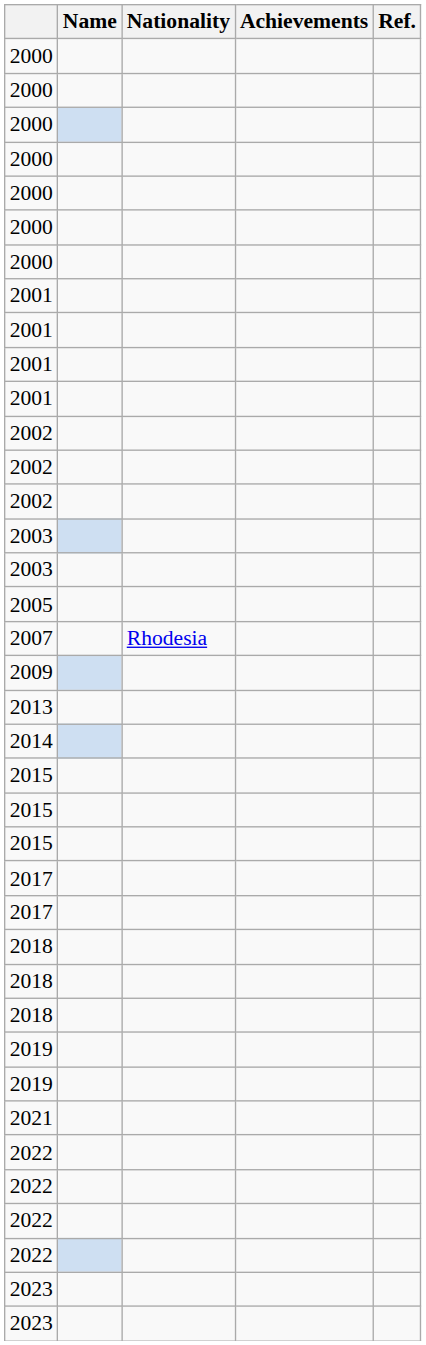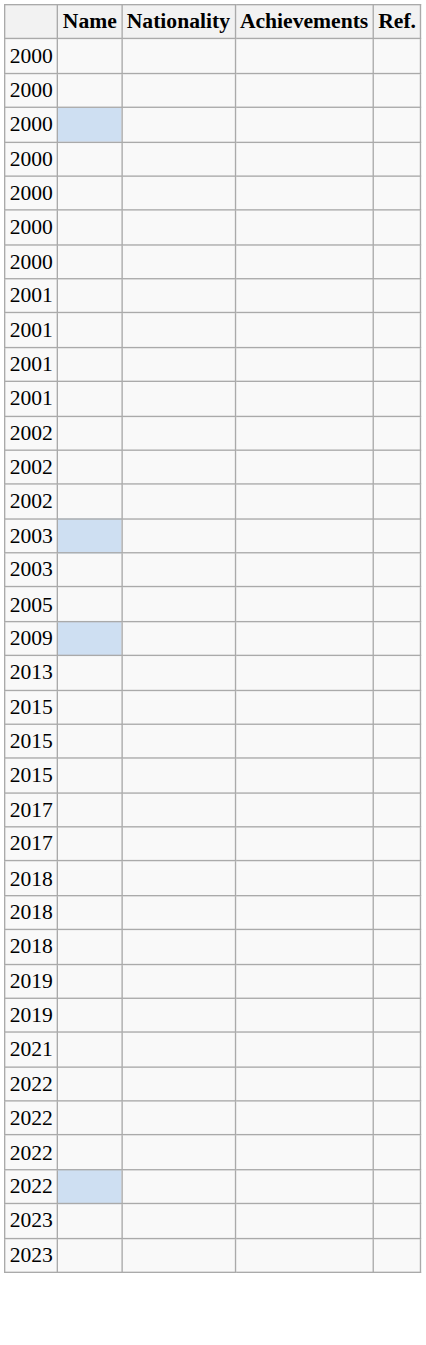- row: (31, 638)
- row: (31, 741)
